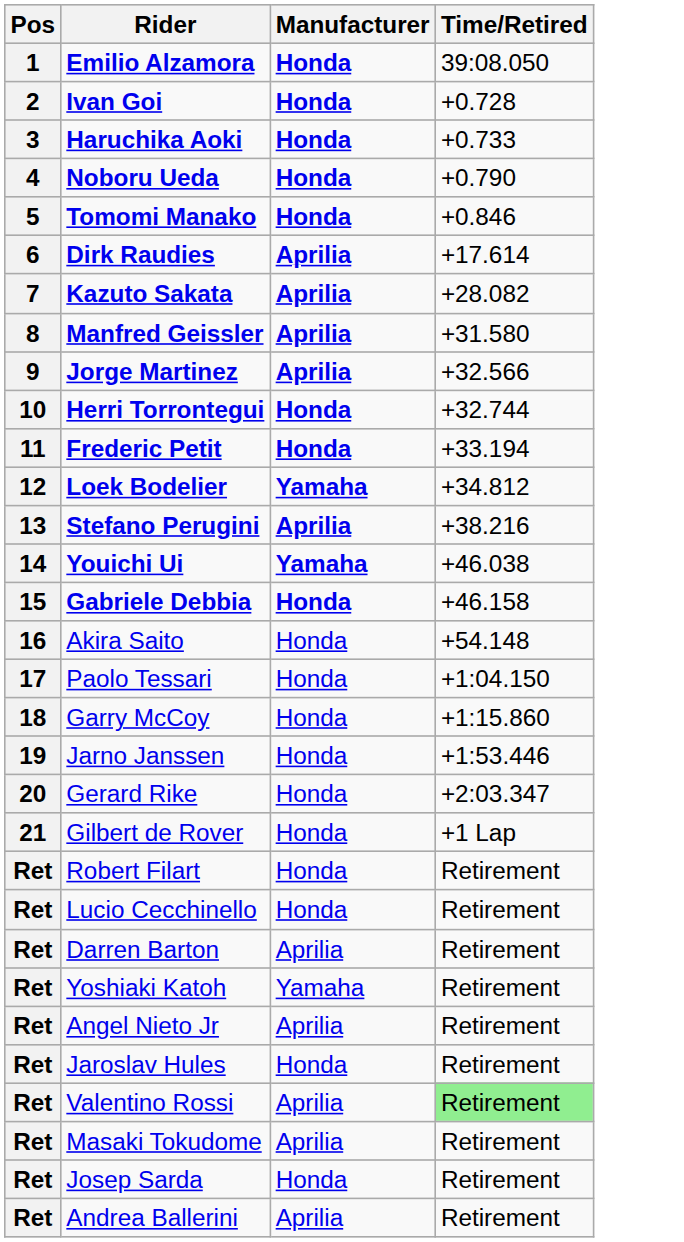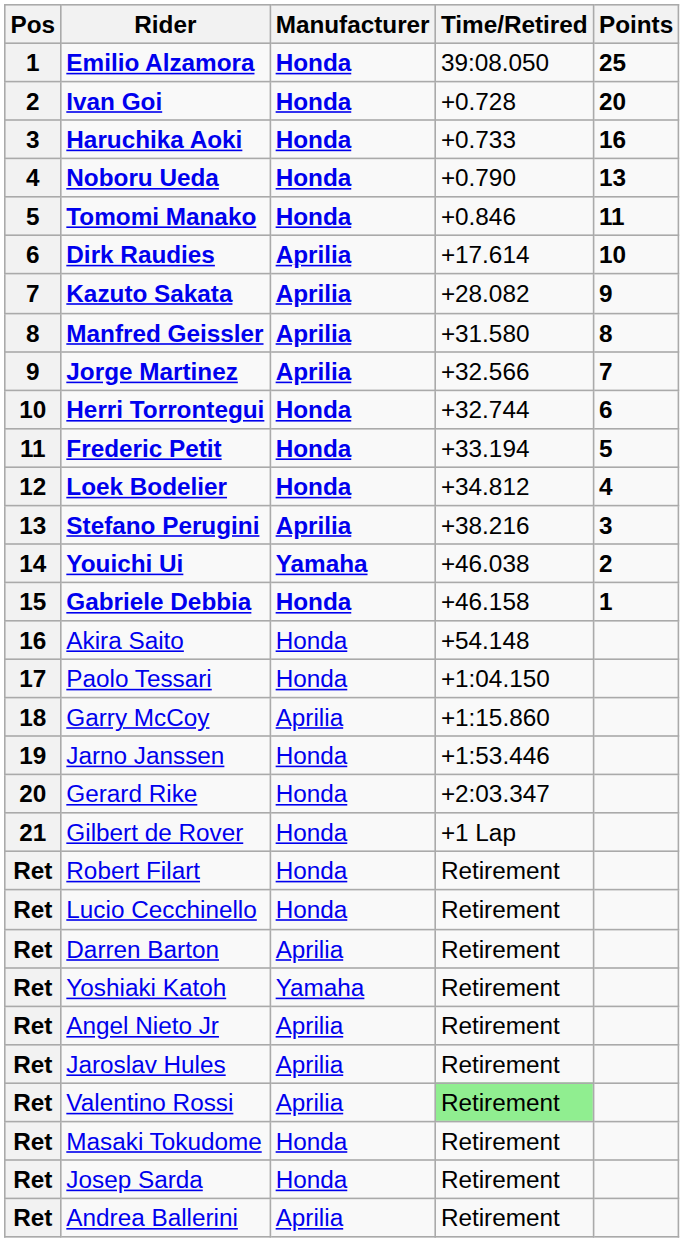+ column: (636, 24)
(322, 486) Yamaha -> (313, 486) Honda
(311, 717) Honda -> (309, 717) Aprilia
(311, 1064) Honda -> (309, 1064) Aprilia
(309, 1141) Aprilia -> (311, 1141) Honda
